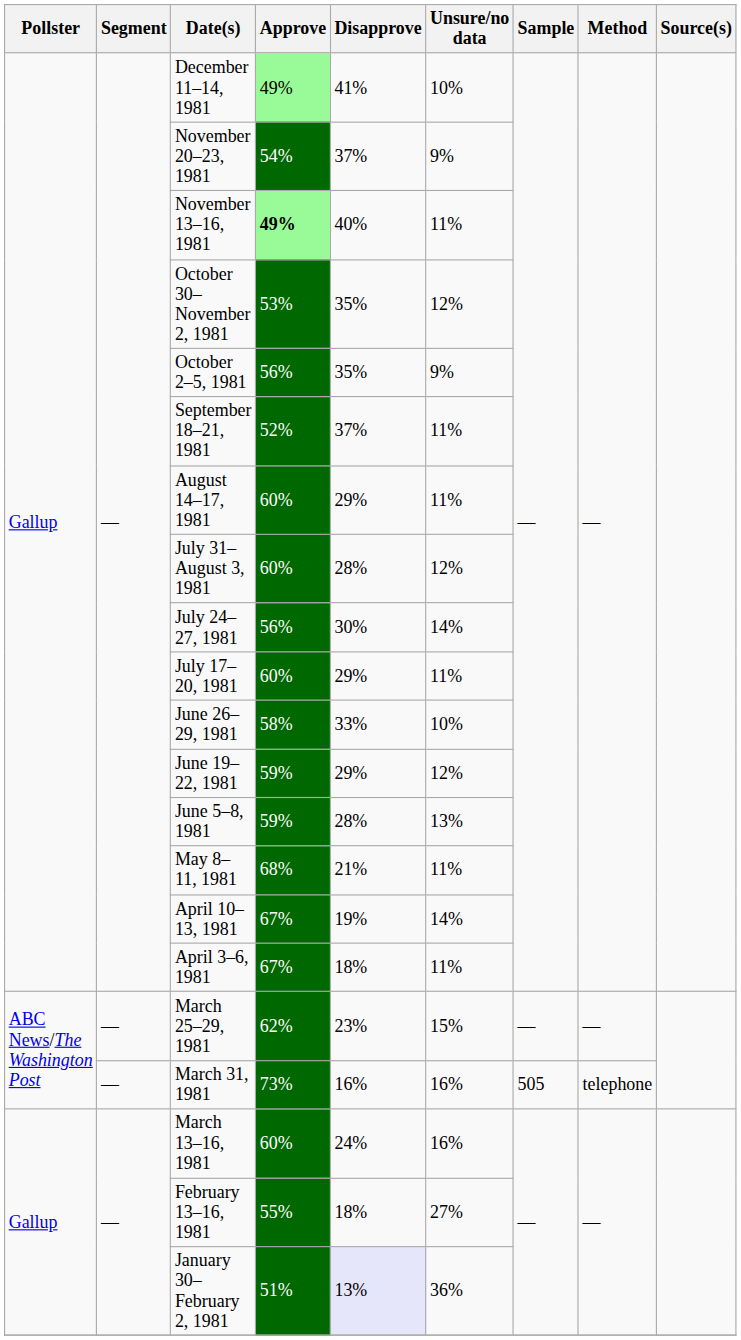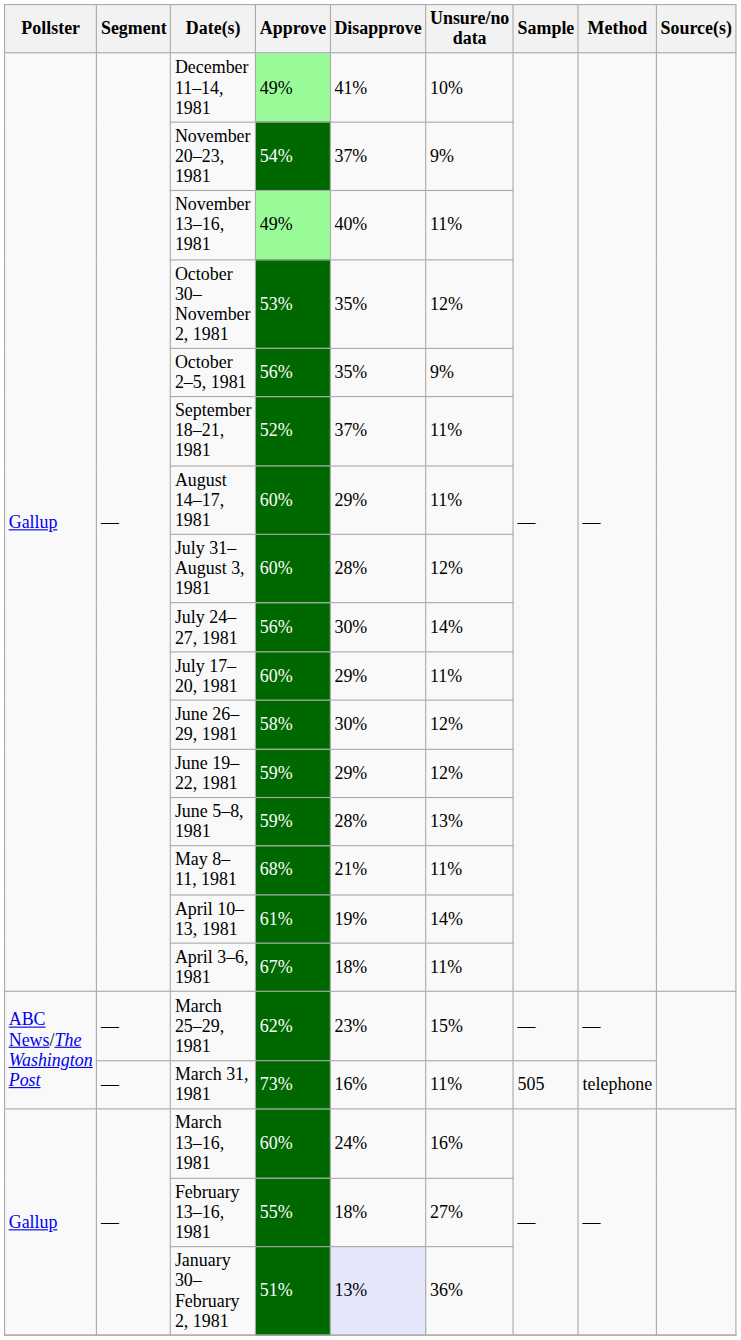(278, 224) bold -> (276, 224) normal
(351, 724) 33% -> (351, 724) 30%
(446, 724) 10% -> (446, 724) 12%
(276, 918) 67% -> (276, 918) 61%
(446, 1084) 16% -> (446, 1084) 11%
